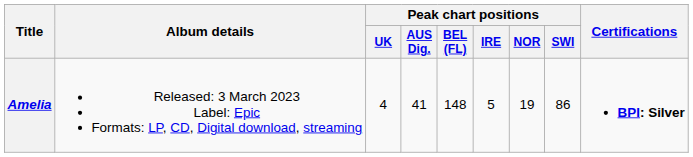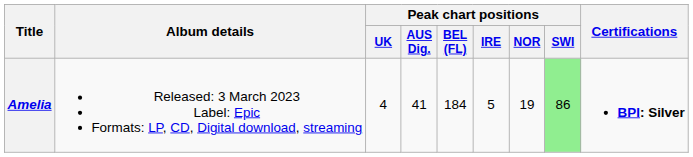(455, 105) 148 -> (455, 105) 184
(563, 105) no background -> (563, 105) lightgreen background
